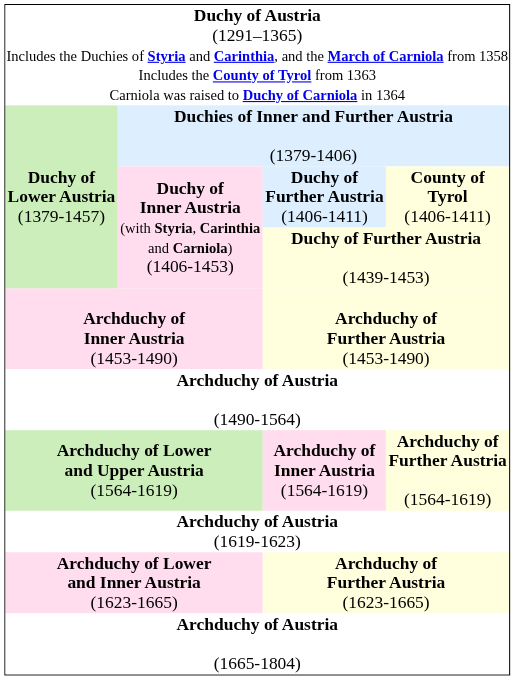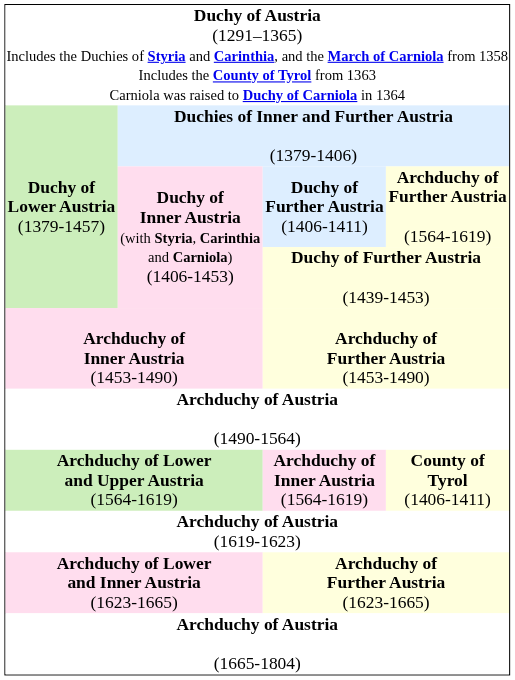(448, 196) County of Tyrol (1406-1411) -> (448, 206) Archduchy of Further Austria (1564-1619)
(448, 470) Archduchy of Further Austria (1564-1619) -> (448, 480) County of Tyrol (1406-1411)
